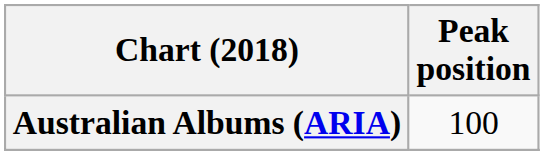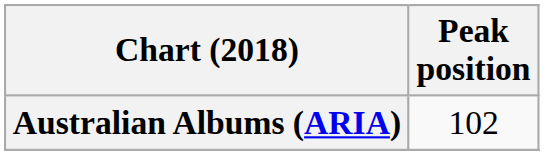(474, 122) 100 -> (474, 122) 102
